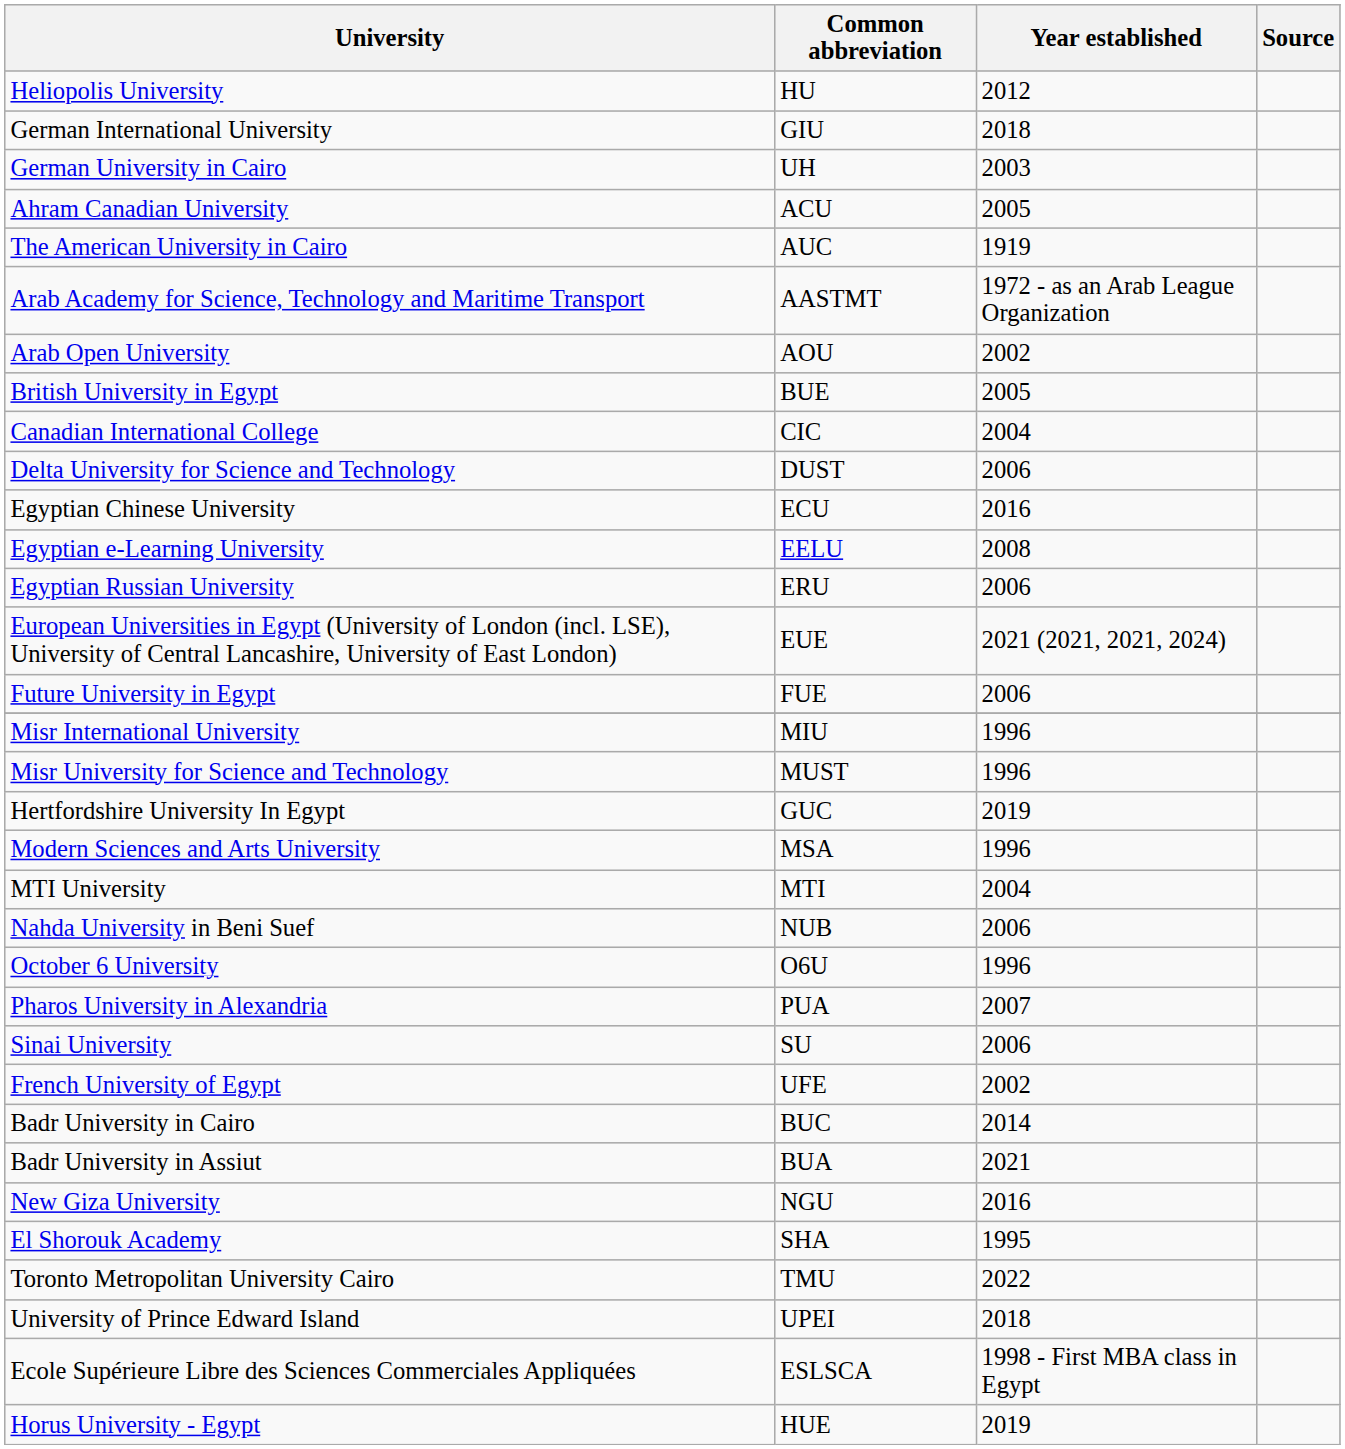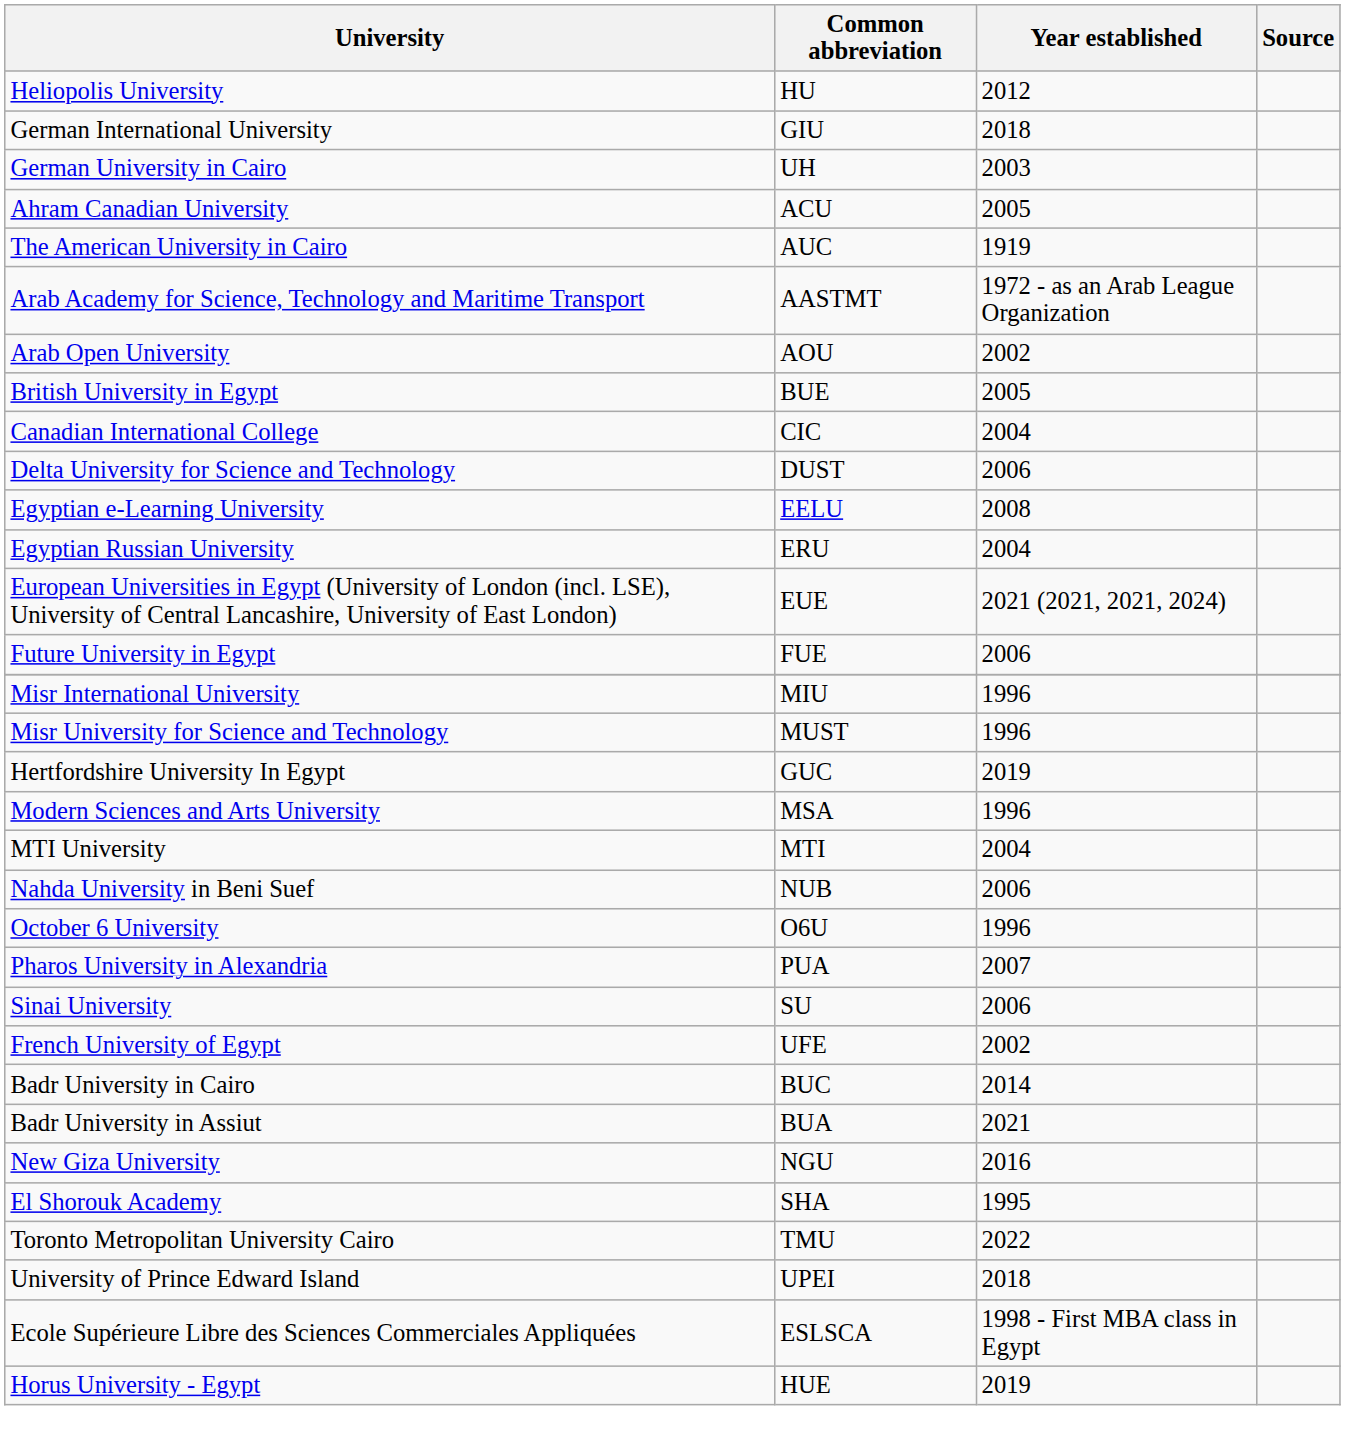- row: (153, 509)
(1006, 587) 2006 -> (1006, 548) 2004
